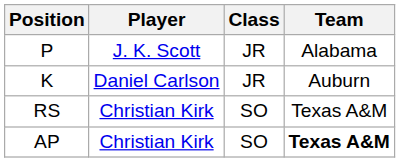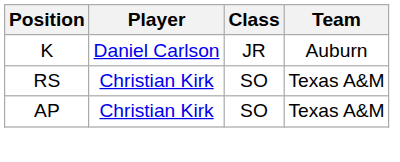- row: (47, 50)
(339, 141) bold -> (336, 111) normal
